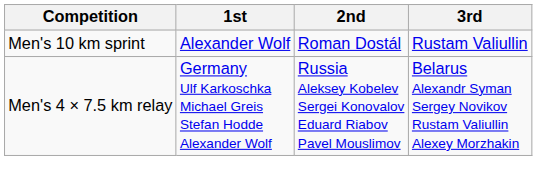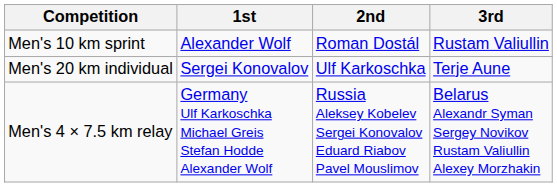+ row: (91, 69)
